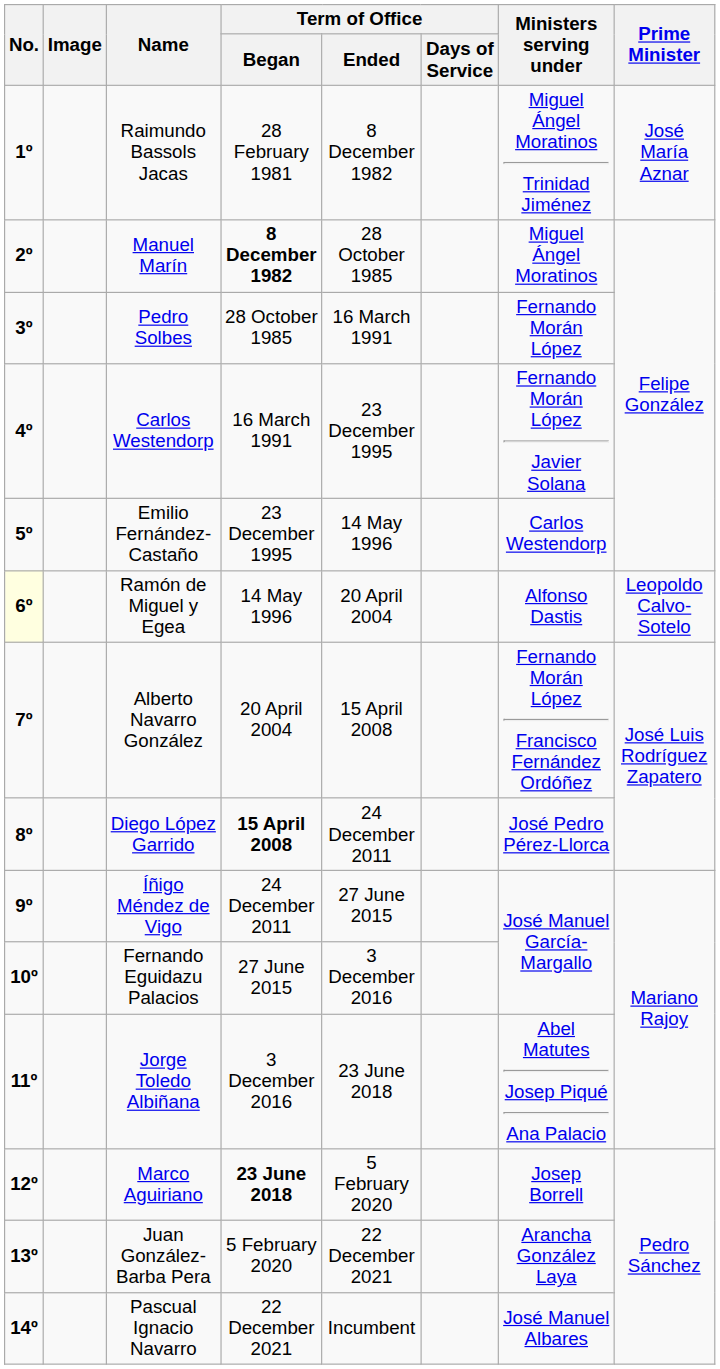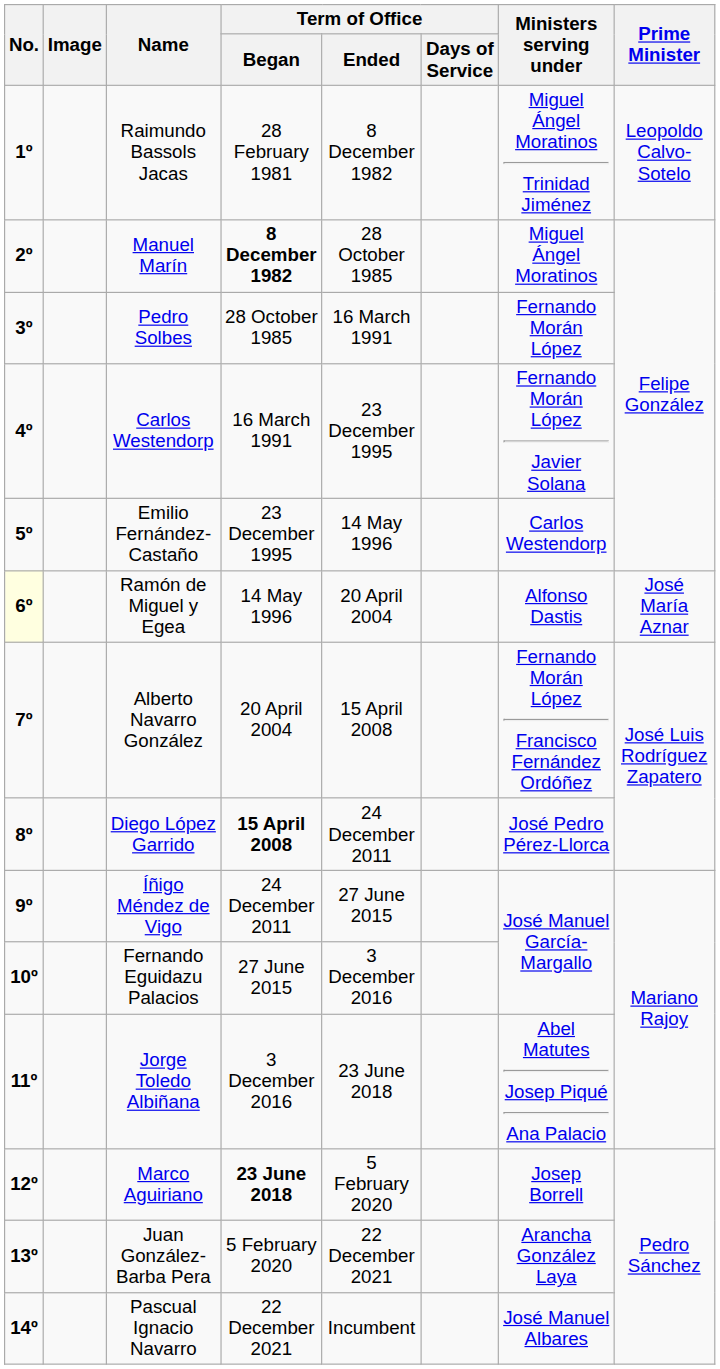(664, 152) José María Aznar -> (664, 152) Leopoldo Calvo-Sotelo
(664, 606) Leopoldo Calvo-Sotelo -> (664, 606) José María Aznar
